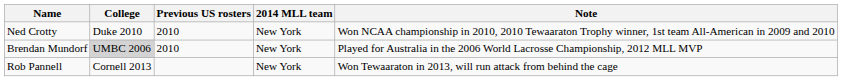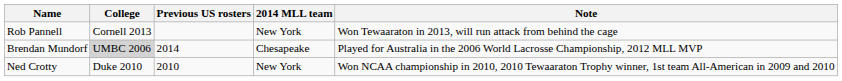rows swapped: (32, 31) <-> (34, 66)
(168, 48) 2010 -> (168, 48) 2014
(279, 48) New York -> (283, 48) Chesapeake
